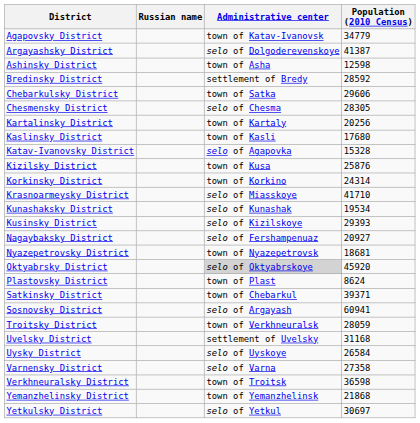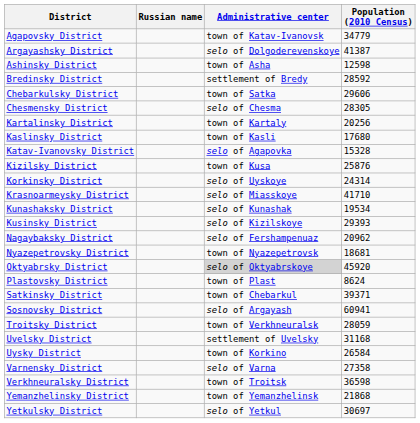(246, 180) town of Korkino -> (246, 180) selo of Uyskoye
(357, 238) 20927 -> (357, 238) 20962
(246, 353) selo of Uyskoye -> (246, 353) town of Korkino
